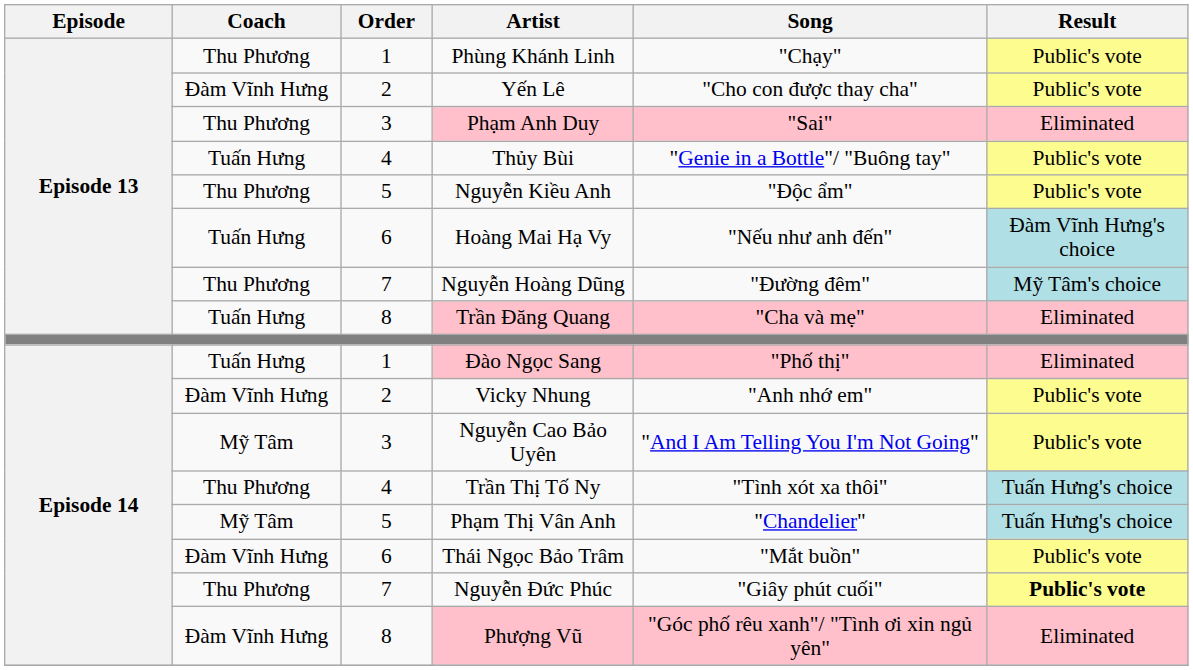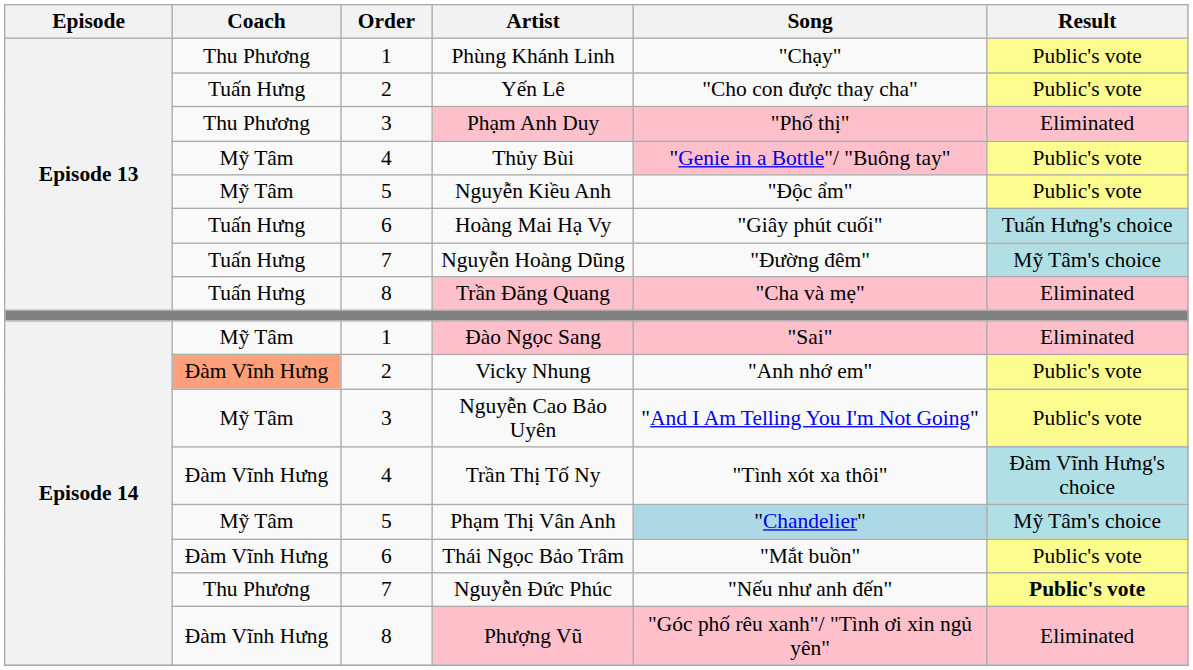(257, 89) Đàm Vĩnh Hưng -> (257, 89) Tuấn Hưng
(810, 123) "Sai" -> (810, 123) "Phố thị"
(257, 157) Tuấn Hưng -> (257, 157) Mỹ Tâm
(810, 157) no background -> (810, 157) pink background
(257, 191) Thu Phương -> (257, 191) Mỹ Tâm
(810, 237) "Nếu như anh đến" -> (810, 225) "Giây phút cuối"
(1087, 237) Đàm Vĩnh Hưng's choice -> (1087, 225) Tuấn Hưng's choice
(257, 283) Thu Phương -> (257, 259) Tuấn Hưng
(257, 361) Tuấn Hưng -> (257, 337) Mỹ Tâm
(810, 361) "Phố thị" -> (810, 337) "Sai"
(257, 395) no background -> (257, 371) lightsalmon background
(257, 487) Thu Phương -> (257, 475) Đàm Vĩnh Hưng
(1087, 487) Tuấn Hưng's choice -> (1087, 475) Đàm Vĩnh Hưng's choice
(810, 521) no background -> (810, 521) lightblue background
(1087, 521) Tuấn Hưng's choice -> (1087, 521) Mỹ Tâm's choice
(810, 589) "Giây phút cuối" -> (810, 589) "Nếu như anh đến"
